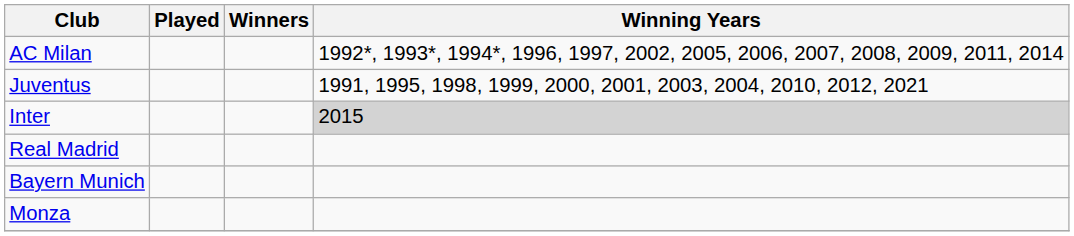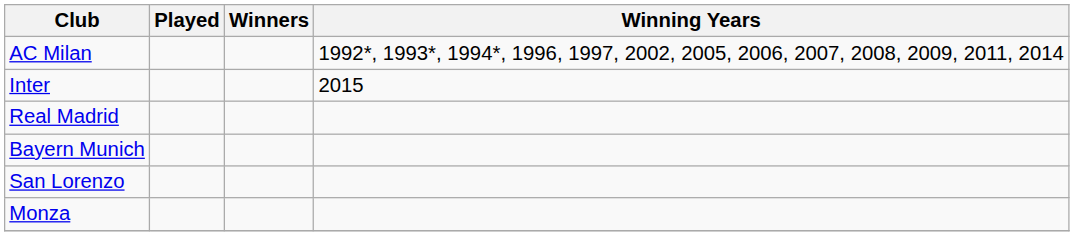- row: (50, 85)
(341, 117) lightgrey background -> (341, 85) no background
+ row: (67, 181)
